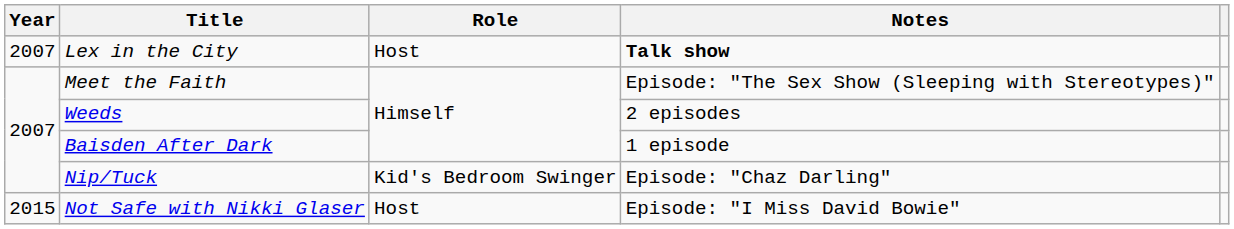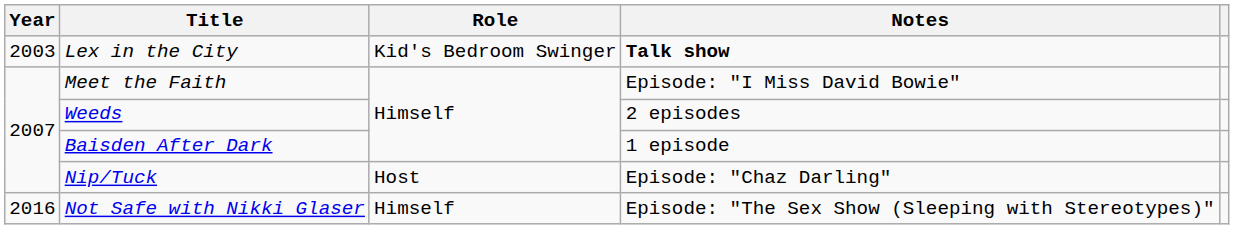(32, 52) 2007 -> (32, 52) 2003
(397, 52) Host -> (495, 52) Kid's Bedroom Swinger
(920, 83) Episode: "The Sex Show (Sleeping with Stereotypes)" -> (793, 83) Episode: "I Miss David Bowie"
(495, 177) Kid's Bedroom Swinger -> (397, 177) Host
(32, 209) 2015 -> (32, 209) 2016
(397, 209) Host -> (414, 209) Himself
(793, 209) Episode: "I Miss David Bowie" -> (920, 209) Episode: "The Sex Show (Sleeping with Stereotypes)"
